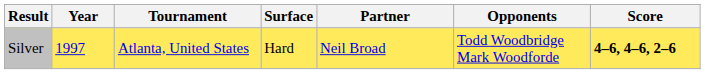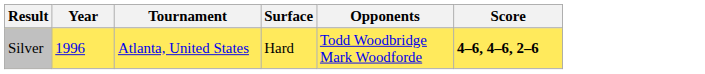- column: (385, 16)
(70, 48) 1997 -> (70, 48) 1996
